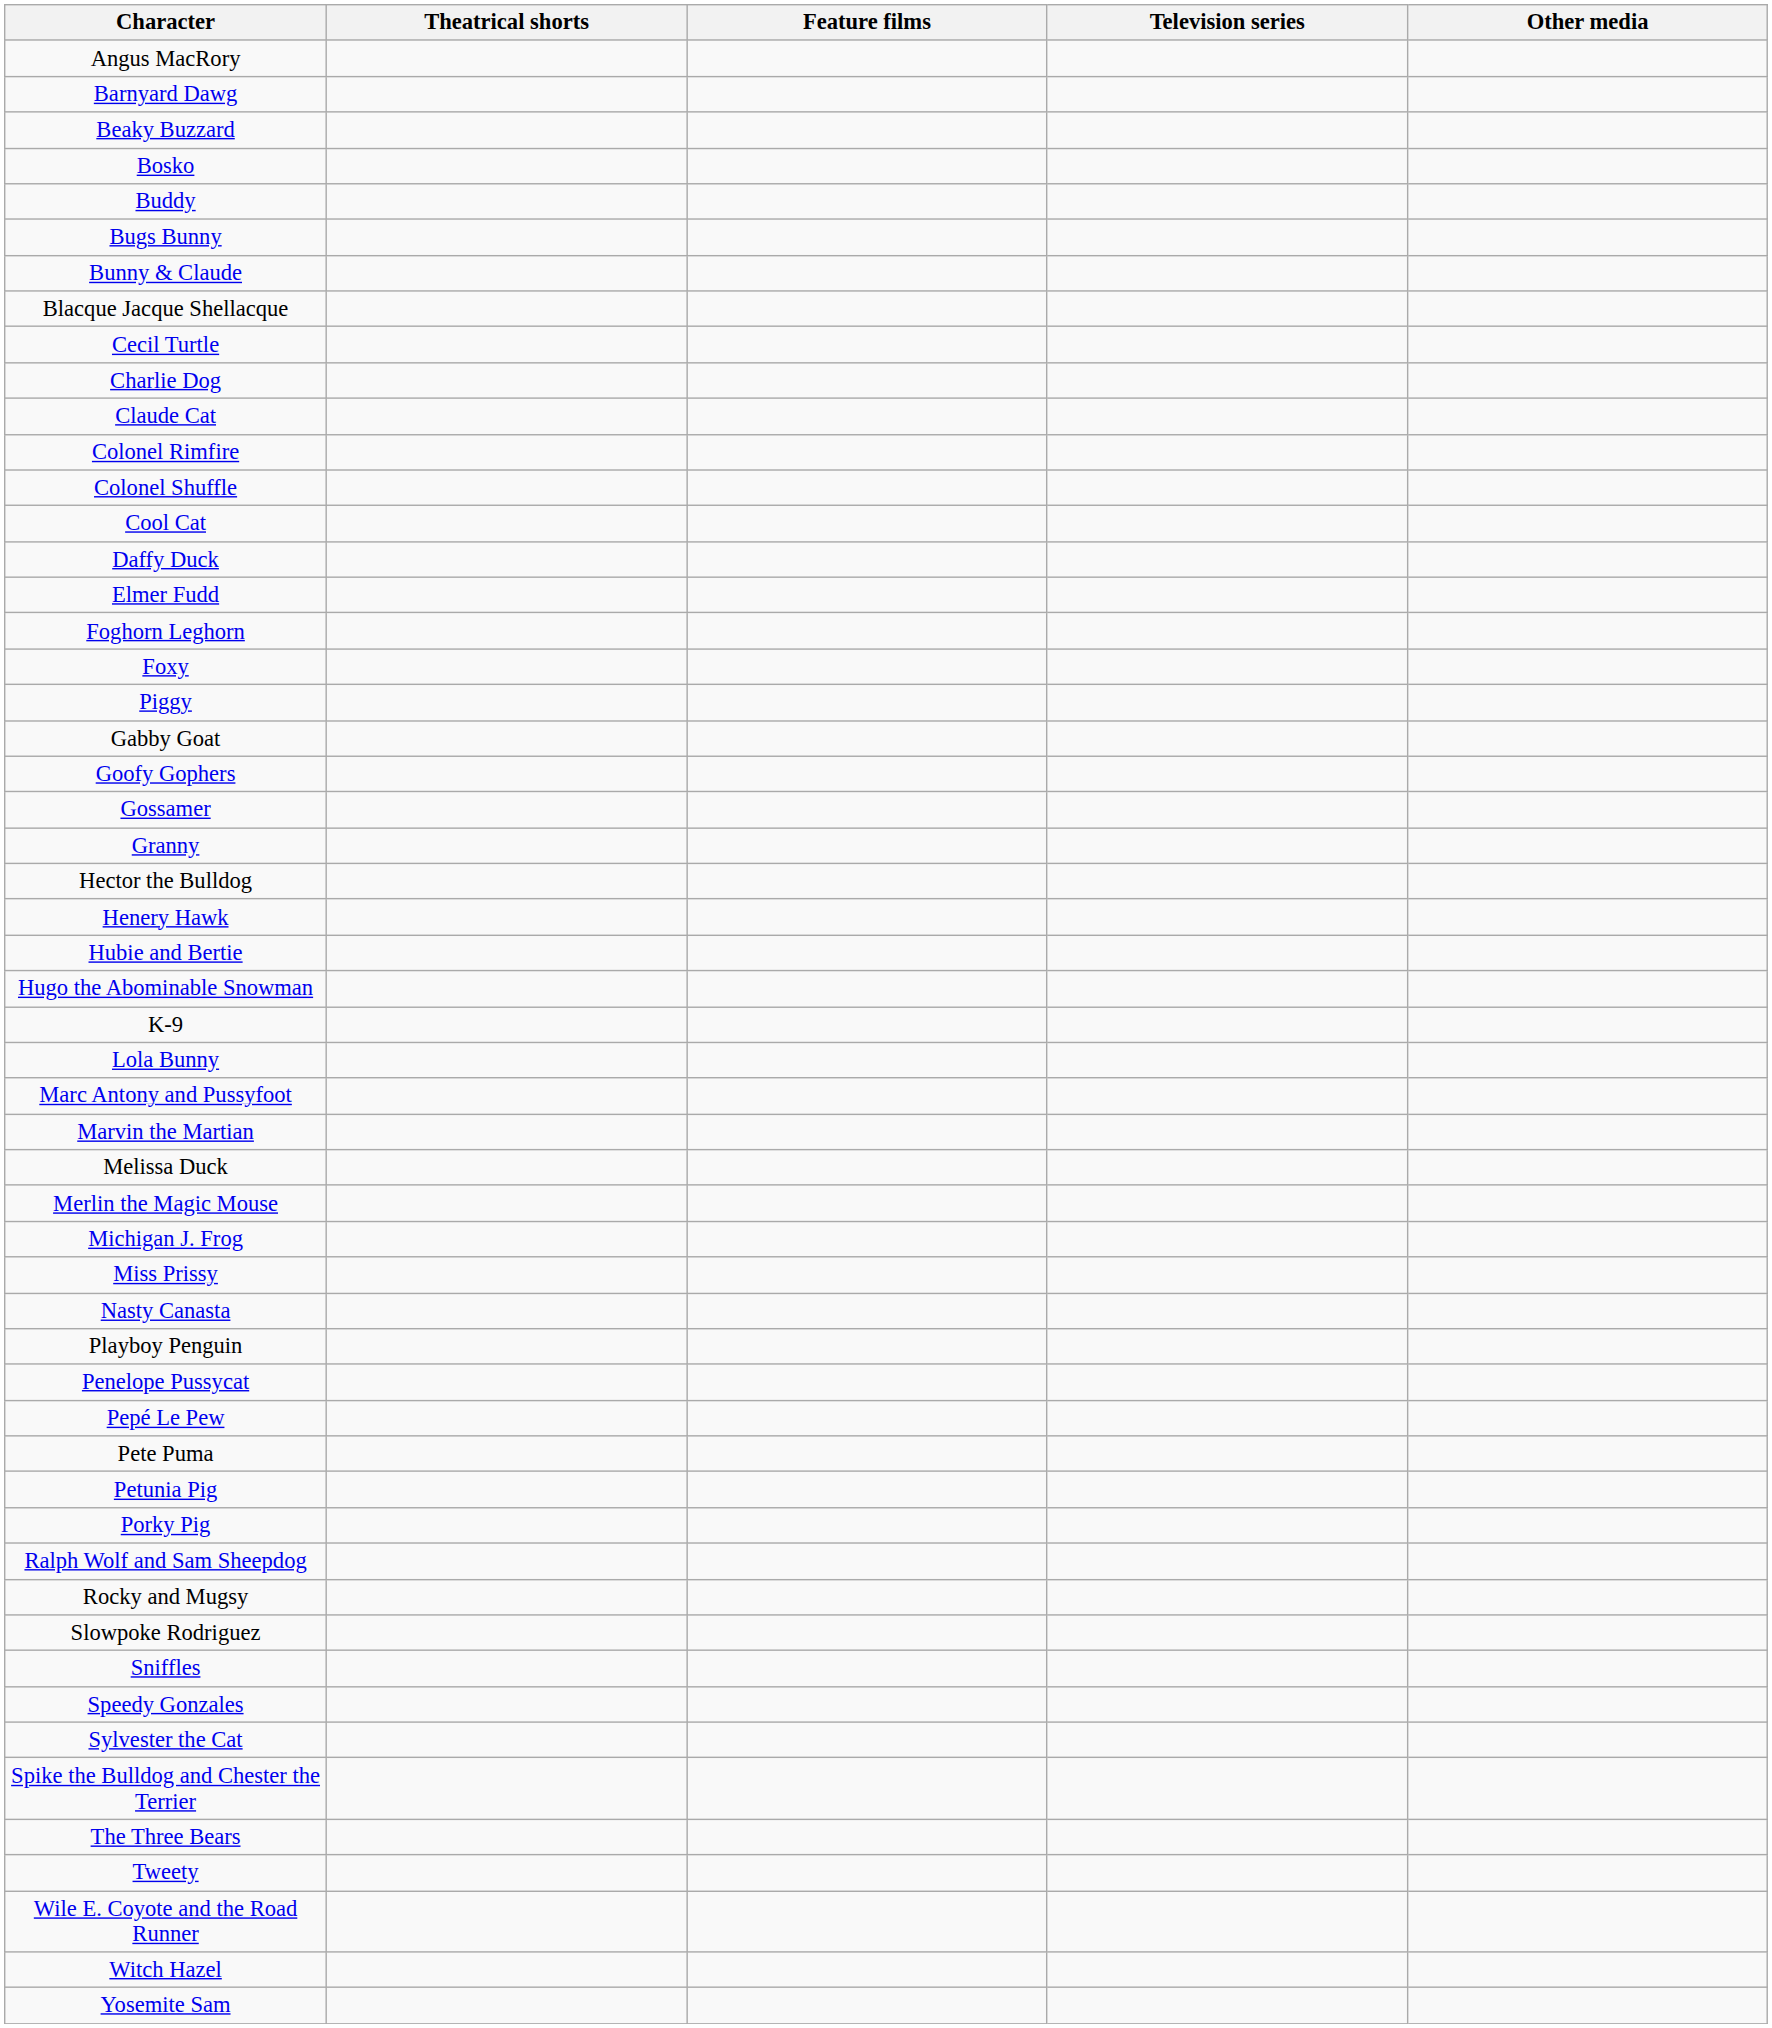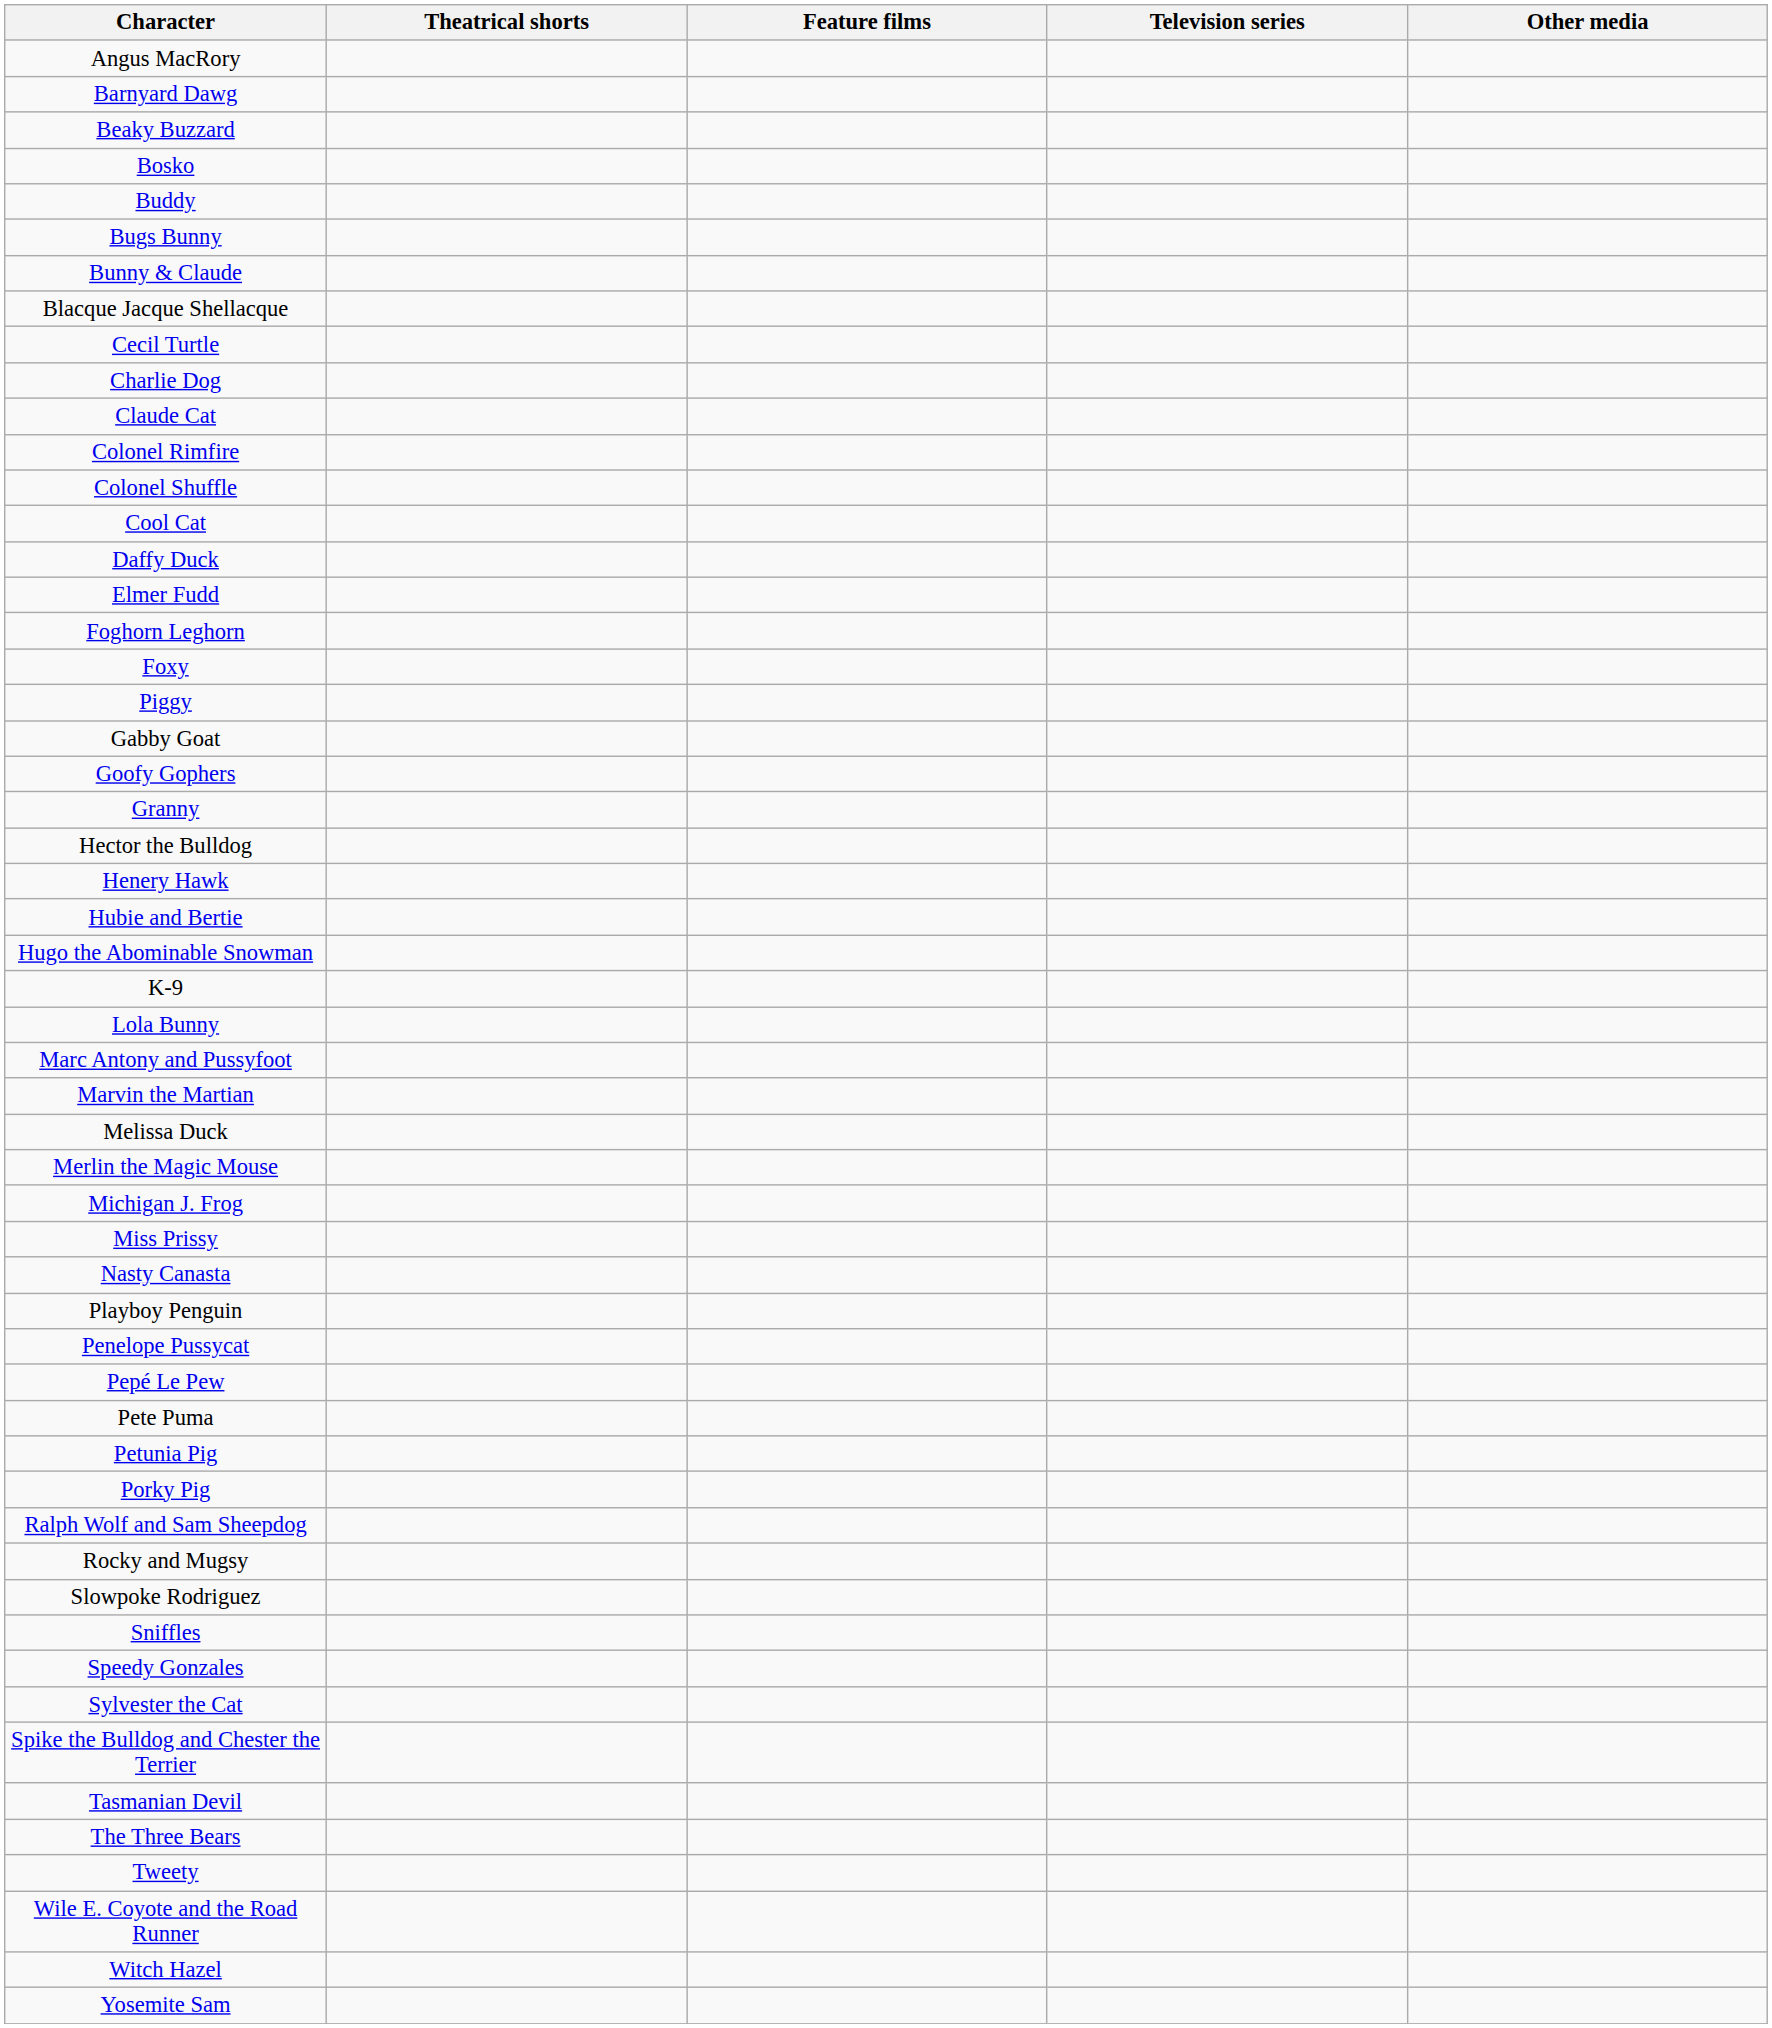- row: (166, 809)
+ row: (166, 1800)
